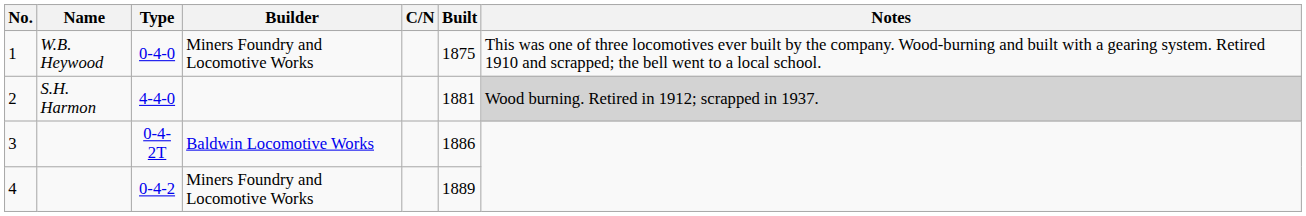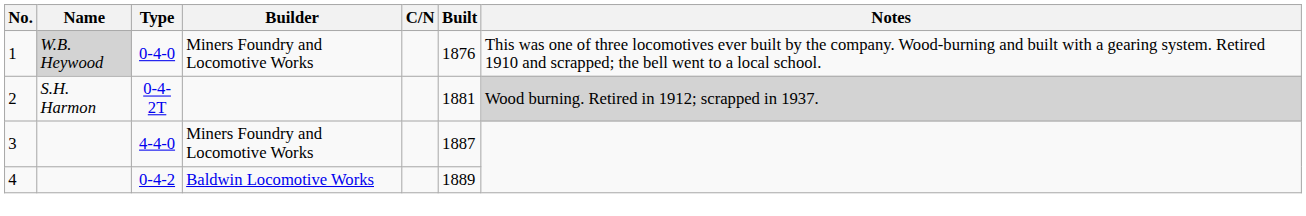(72, 53) no background -> (72, 53) lightgrey background
(459, 53) 1875 -> (459, 53) 1876
(157, 98) 4-4-0 -> (157, 98) 0-4-2T
(157, 143) 0-4-2T -> (157, 143) 4-4-0
(280, 143) Baldwin Locomotive Works -> (254, 143) Miners Foundry and Locomotive Works
(459, 143) 1886 -> (459, 143) 1887
(254, 188) Miners Foundry and Locomotive Works -> (280, 179) Baldwin Locomotive Works
